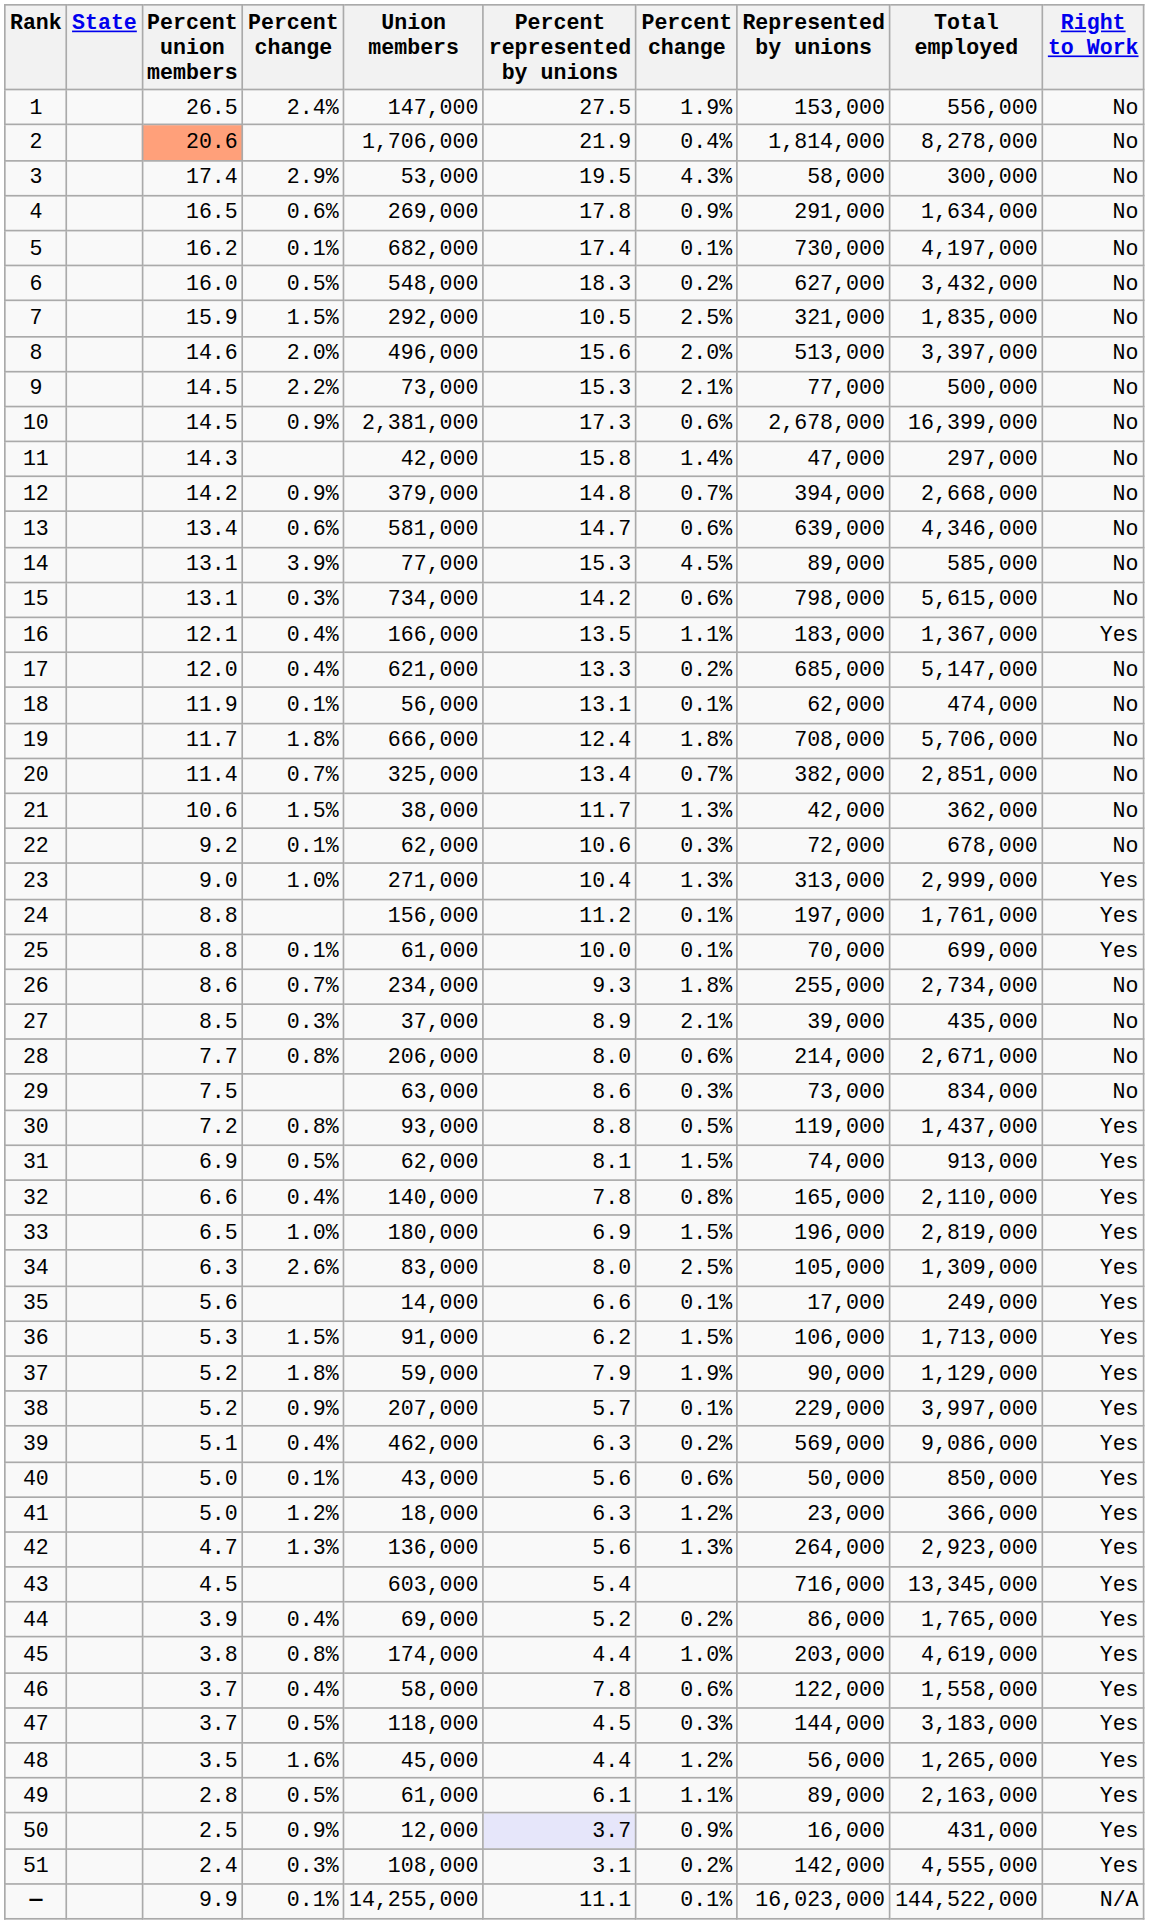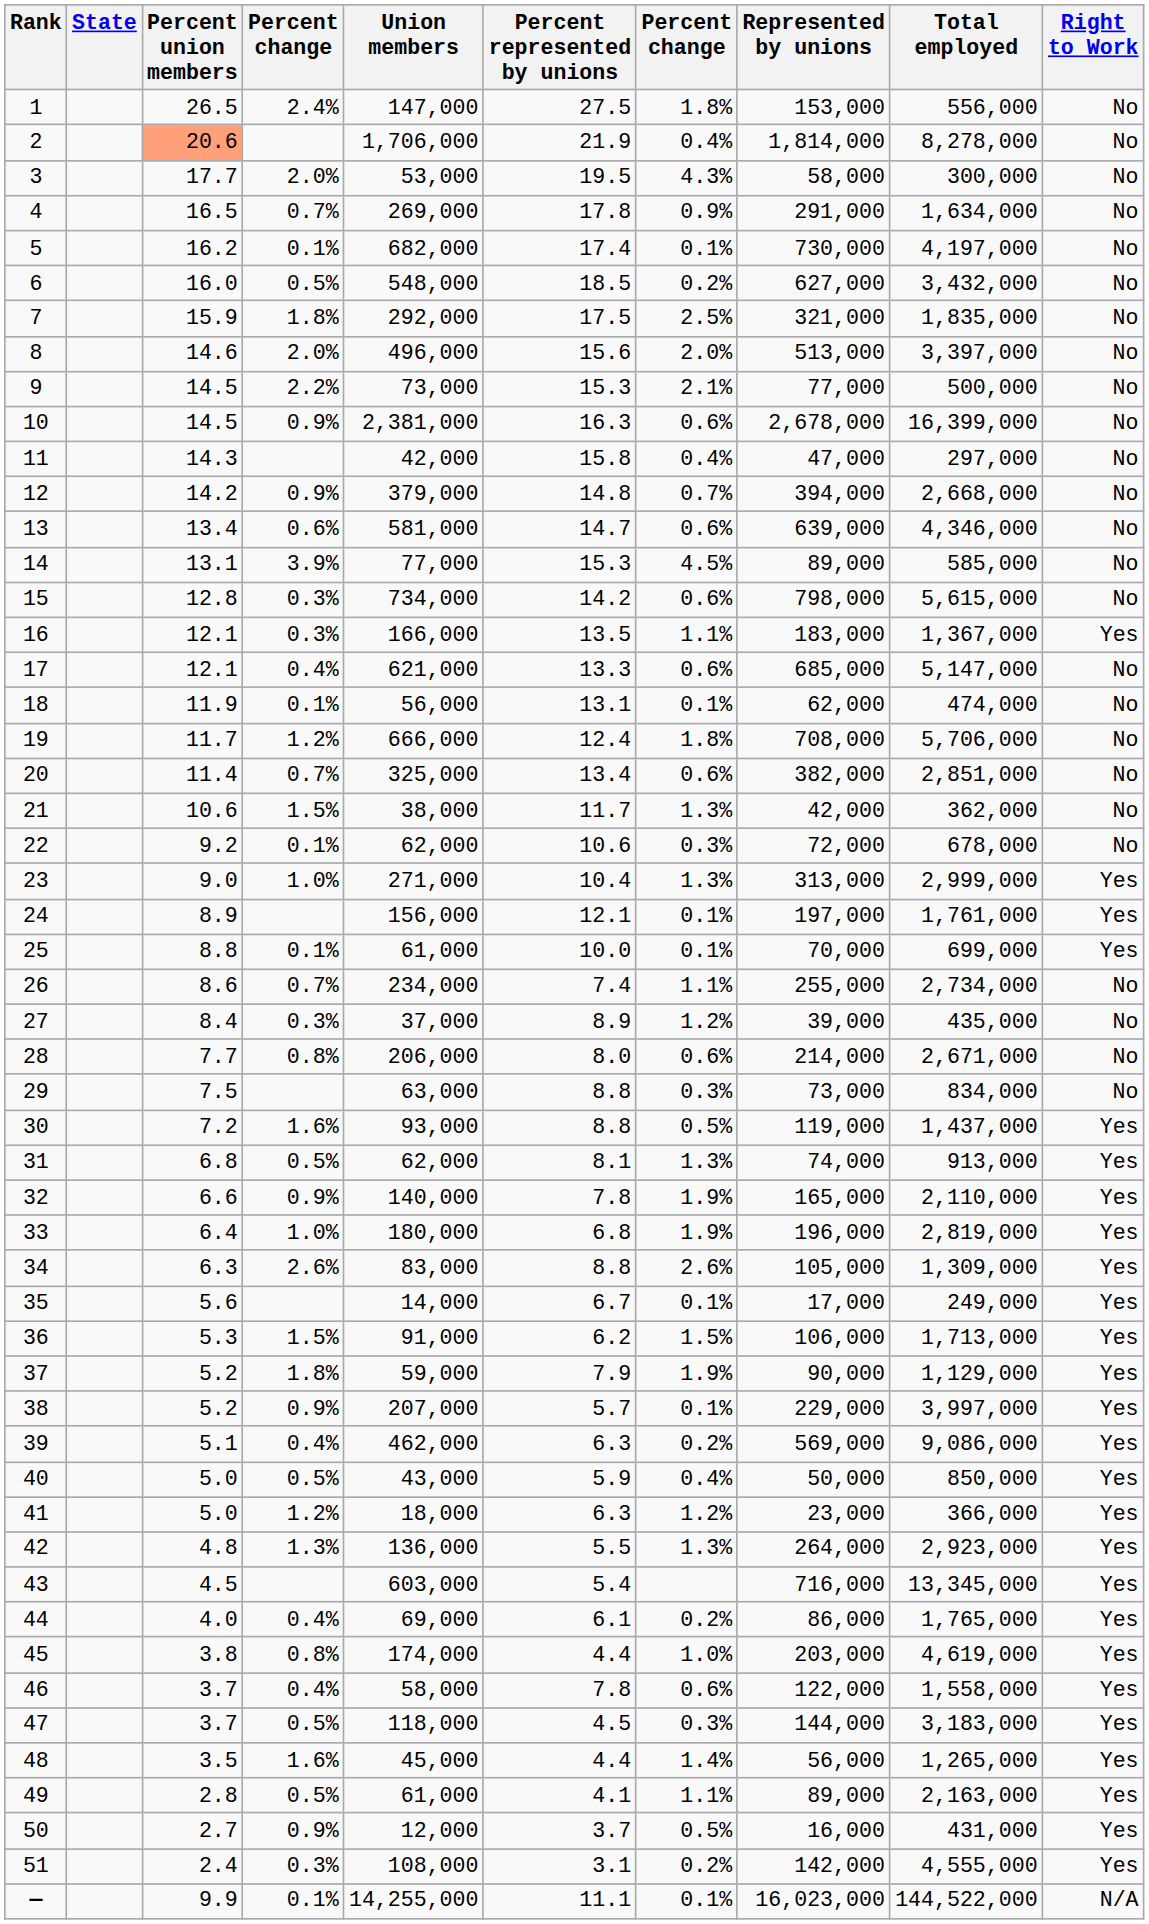(706, 107) 1.9% -> (706, 107) 1.8%
(212, 178) 17.4 -> (212, 178) 17.7
(313, 178) 2.9% -> (313, 178) 2.0%
(313, 213) 0.6% -> (313, 213) 0.7%
(605, 283) 18.3 -> (605, 283) 18.5
(313, 318) 1.5% -> (313, 318) 1.8%
(605, 318) 10.5 -> (605, 318) 17.5
(605, 424) 17.3 -> (605, 424) 16.3
(706, 459) 1.4% -> (706, 459) 0.4%
(212, 600) 13.1 -> (212, 600) 12.8
(313, 635) 0.4% -> (313, 635) 0.3%
(212, 670) 12.0 -> (212, 670) 12.1
(706, 670) 0.2% -> (706, 670) 0.6%
(313, 740) 1.8% -> (313, 740) 1.2%
(706, 776) 0.7% -> (706, 776) 0.6%
(218, 916) 8.8 -> (218, 916) 8.9
(605, 916) 11.2 -> (605, 916) 12.1
(612, 987) 9.3 -> (612, 987) 7.4
(706, 987) 1.8% -> (706, 987) 1.1%
(218, 1022) 8.5 -> (218, 1022) 8.4
(706, 1022) 2.1% -> (706, 1022) 1.2%
(612, 1092) 8.6 -> (612, 1092) 8.8
(313, 1127) 0.8% -> (313, 1127) 1.6%
(218, 1163) 6.9 -> (218, 1163) 6.8
(706, 1163) 1.5% -> (706, 1163) 1.3%
(313, 1198) 0.4% -> (313, 1198) 0.9%
(706, 1198) 0.8% -> (706, 1198) 1.9%
(218, 1233) 6.5 -> (218, 1233) 6.4
(612, 1233) 6.9 -> (612, 1233) 6.8
(706, 1233) 1.5% -> (706, 1233) 1.9%
(612, 1268) 8.0 -> (612, 1268) 8.8
(706, 1268) 2.5% -> (706, 1268) 2.6%
(612, 1303) 6.6 -> (612, 1303) 6.7
(313, 1479) 0.1% -> (313, 1479) 0.5%
(612, 1479) 5.6 -> (612, 1479) 5.9
(706, 1479) 0.6% -> (706, 1479) 0.4%
(218, 1549) 4.7 -> (218, 1549) 4.8
(612, 1549) 5.6 -> (612, 1549) 5.5
(218, 1620) 3.9 -> (218, 1620) 4.0
(612, 1620) 5.2 -> (612, 1620) 6.1
(706, 1760) 1.2% -> (706, 1760) 1.4%
(612, 1796) 6.1 -> (612, 1796) 4.1
(218, 1831) 2.5 -> (218, 1831) 2.7
(612, 1831) lavender background -> (612, 1831) no background
(706, 1831) 0.9% -> (706, 1831) 0.5%
